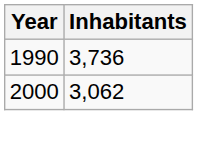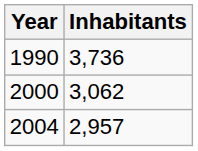+ row: (34, 127)
